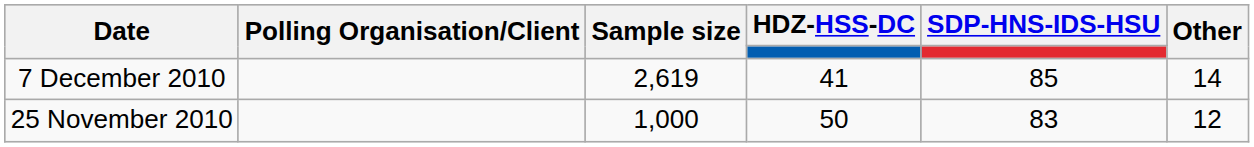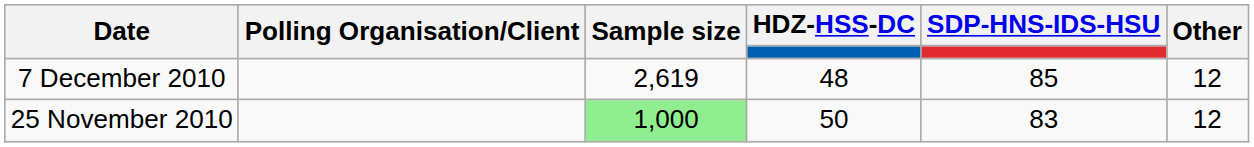(834, 78) 41 -> (834, 78) 48
(1207, 78) 14 -> (1207, 78) 12
(666, 119) no background -> (666, 119) lightgreen background
